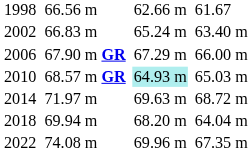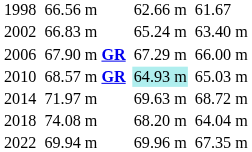(71, 121) 69.94 m -> (71, 121) 74.08 m
(71, 143) 74.08 m -> (71, 143) 69.94 m
